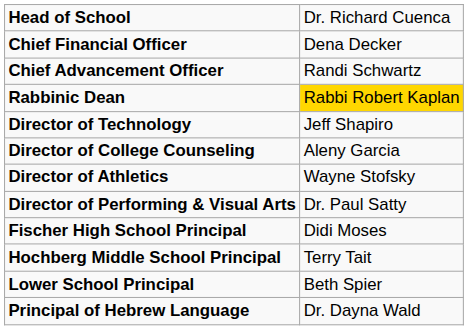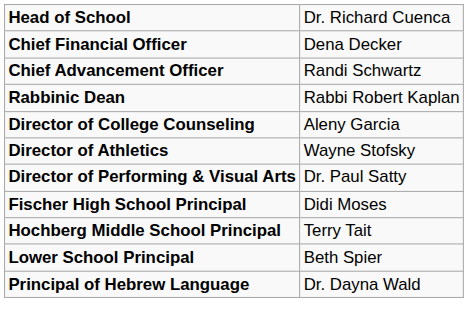(382, 97) gold background -> (382, 97) no background
- row: (100, 124)
